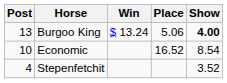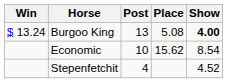columns swapped: (19, 13) <-> (129, 13)
(172, 31) 5.06 -> (172, 31) 5.08
(169, 50) 16.52 -> (169, 50) 15.62
(209, 68) 3.52 -> (209, 68) 4.52
